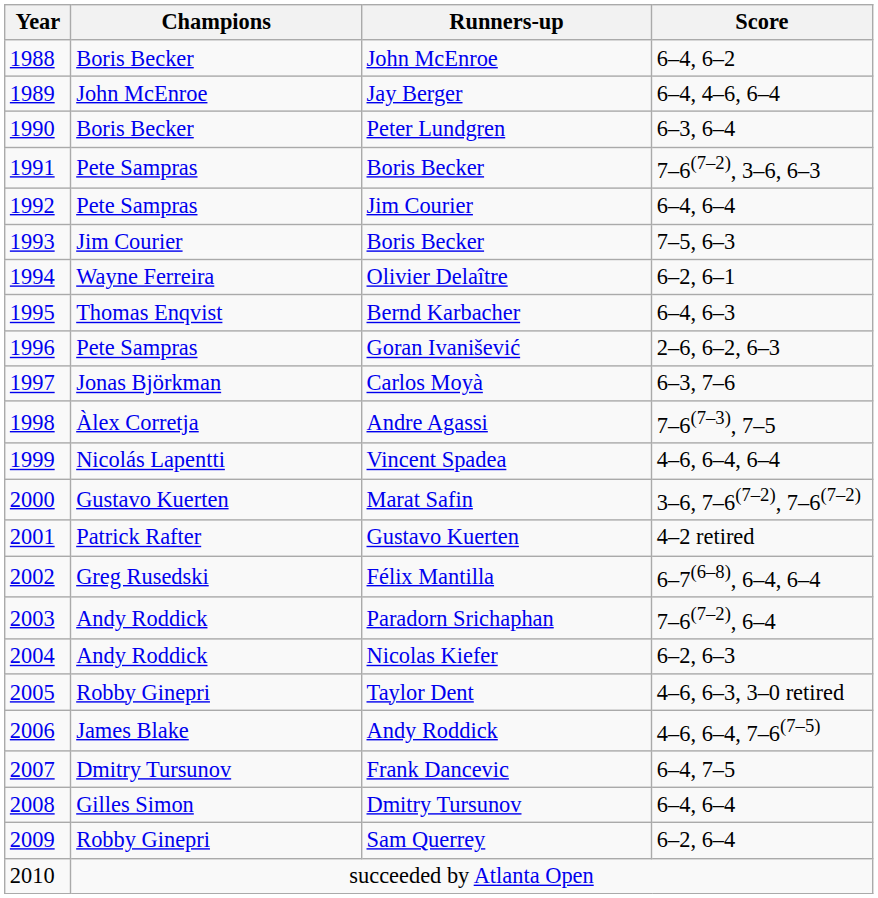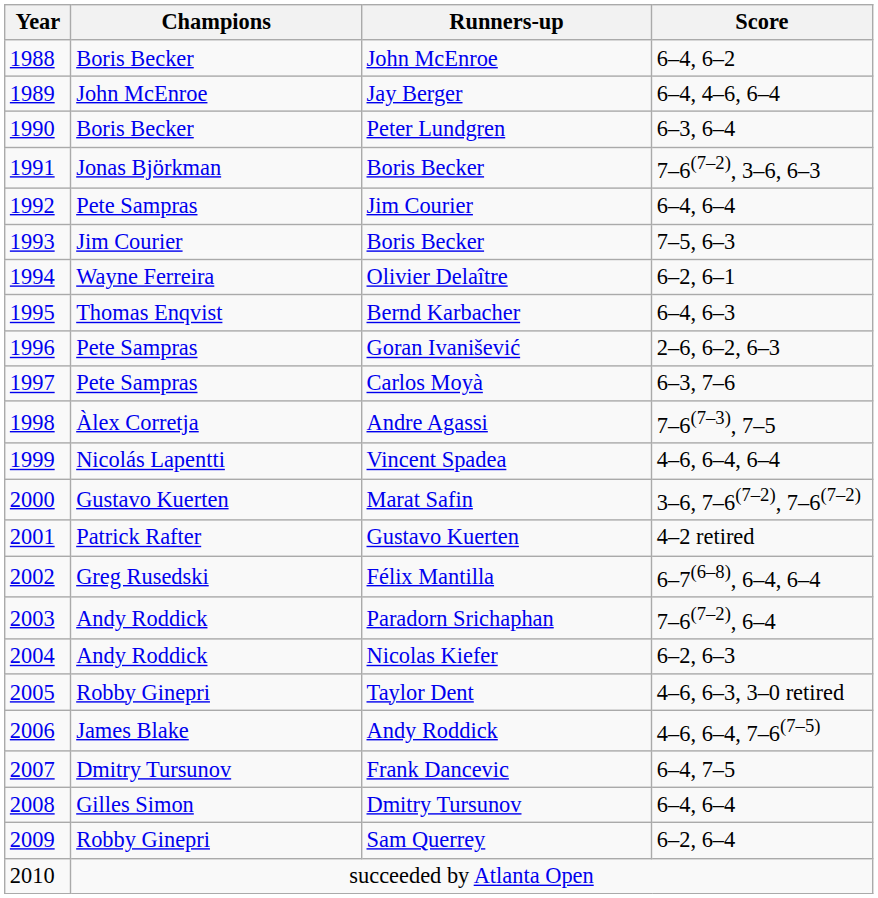(137, 167) Pete Sampras -> (149, 167) Jonas Björkman
(149, 383) Jonas Björkman -> (137, 383) Pete Sampras
